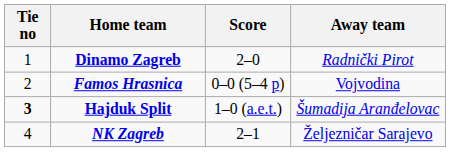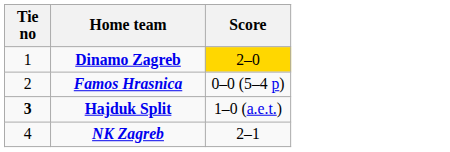- column: (368, 25)
(248, 59) no background -> (248, 59) gold background
